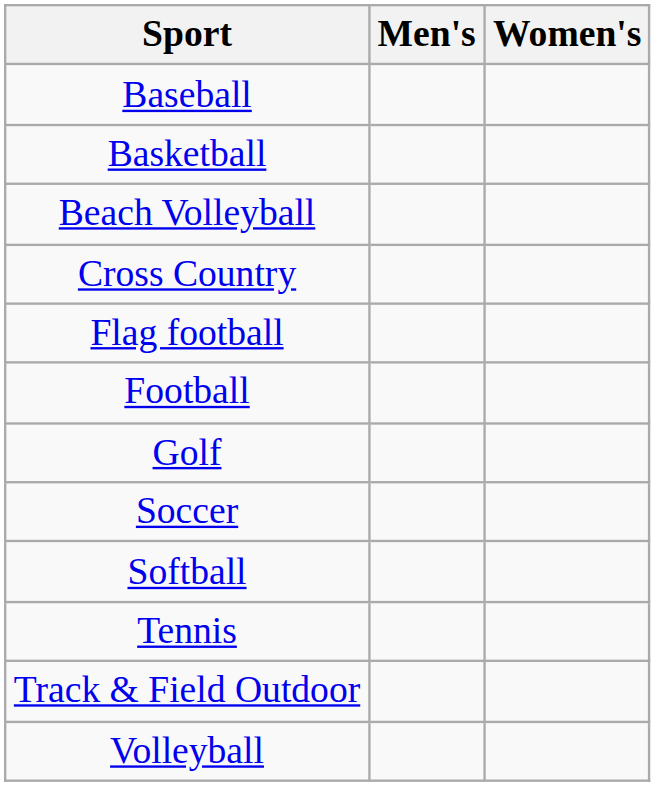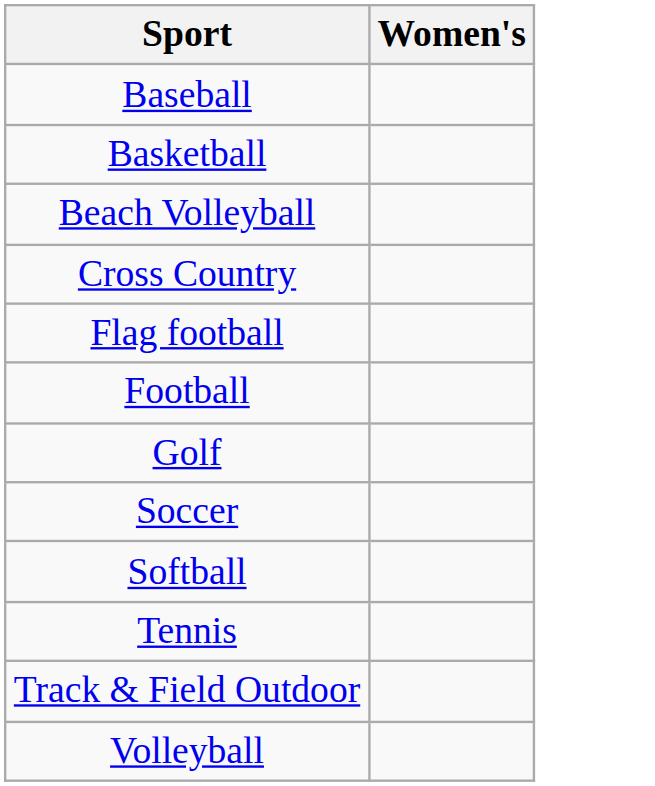- column: (427, 34)
